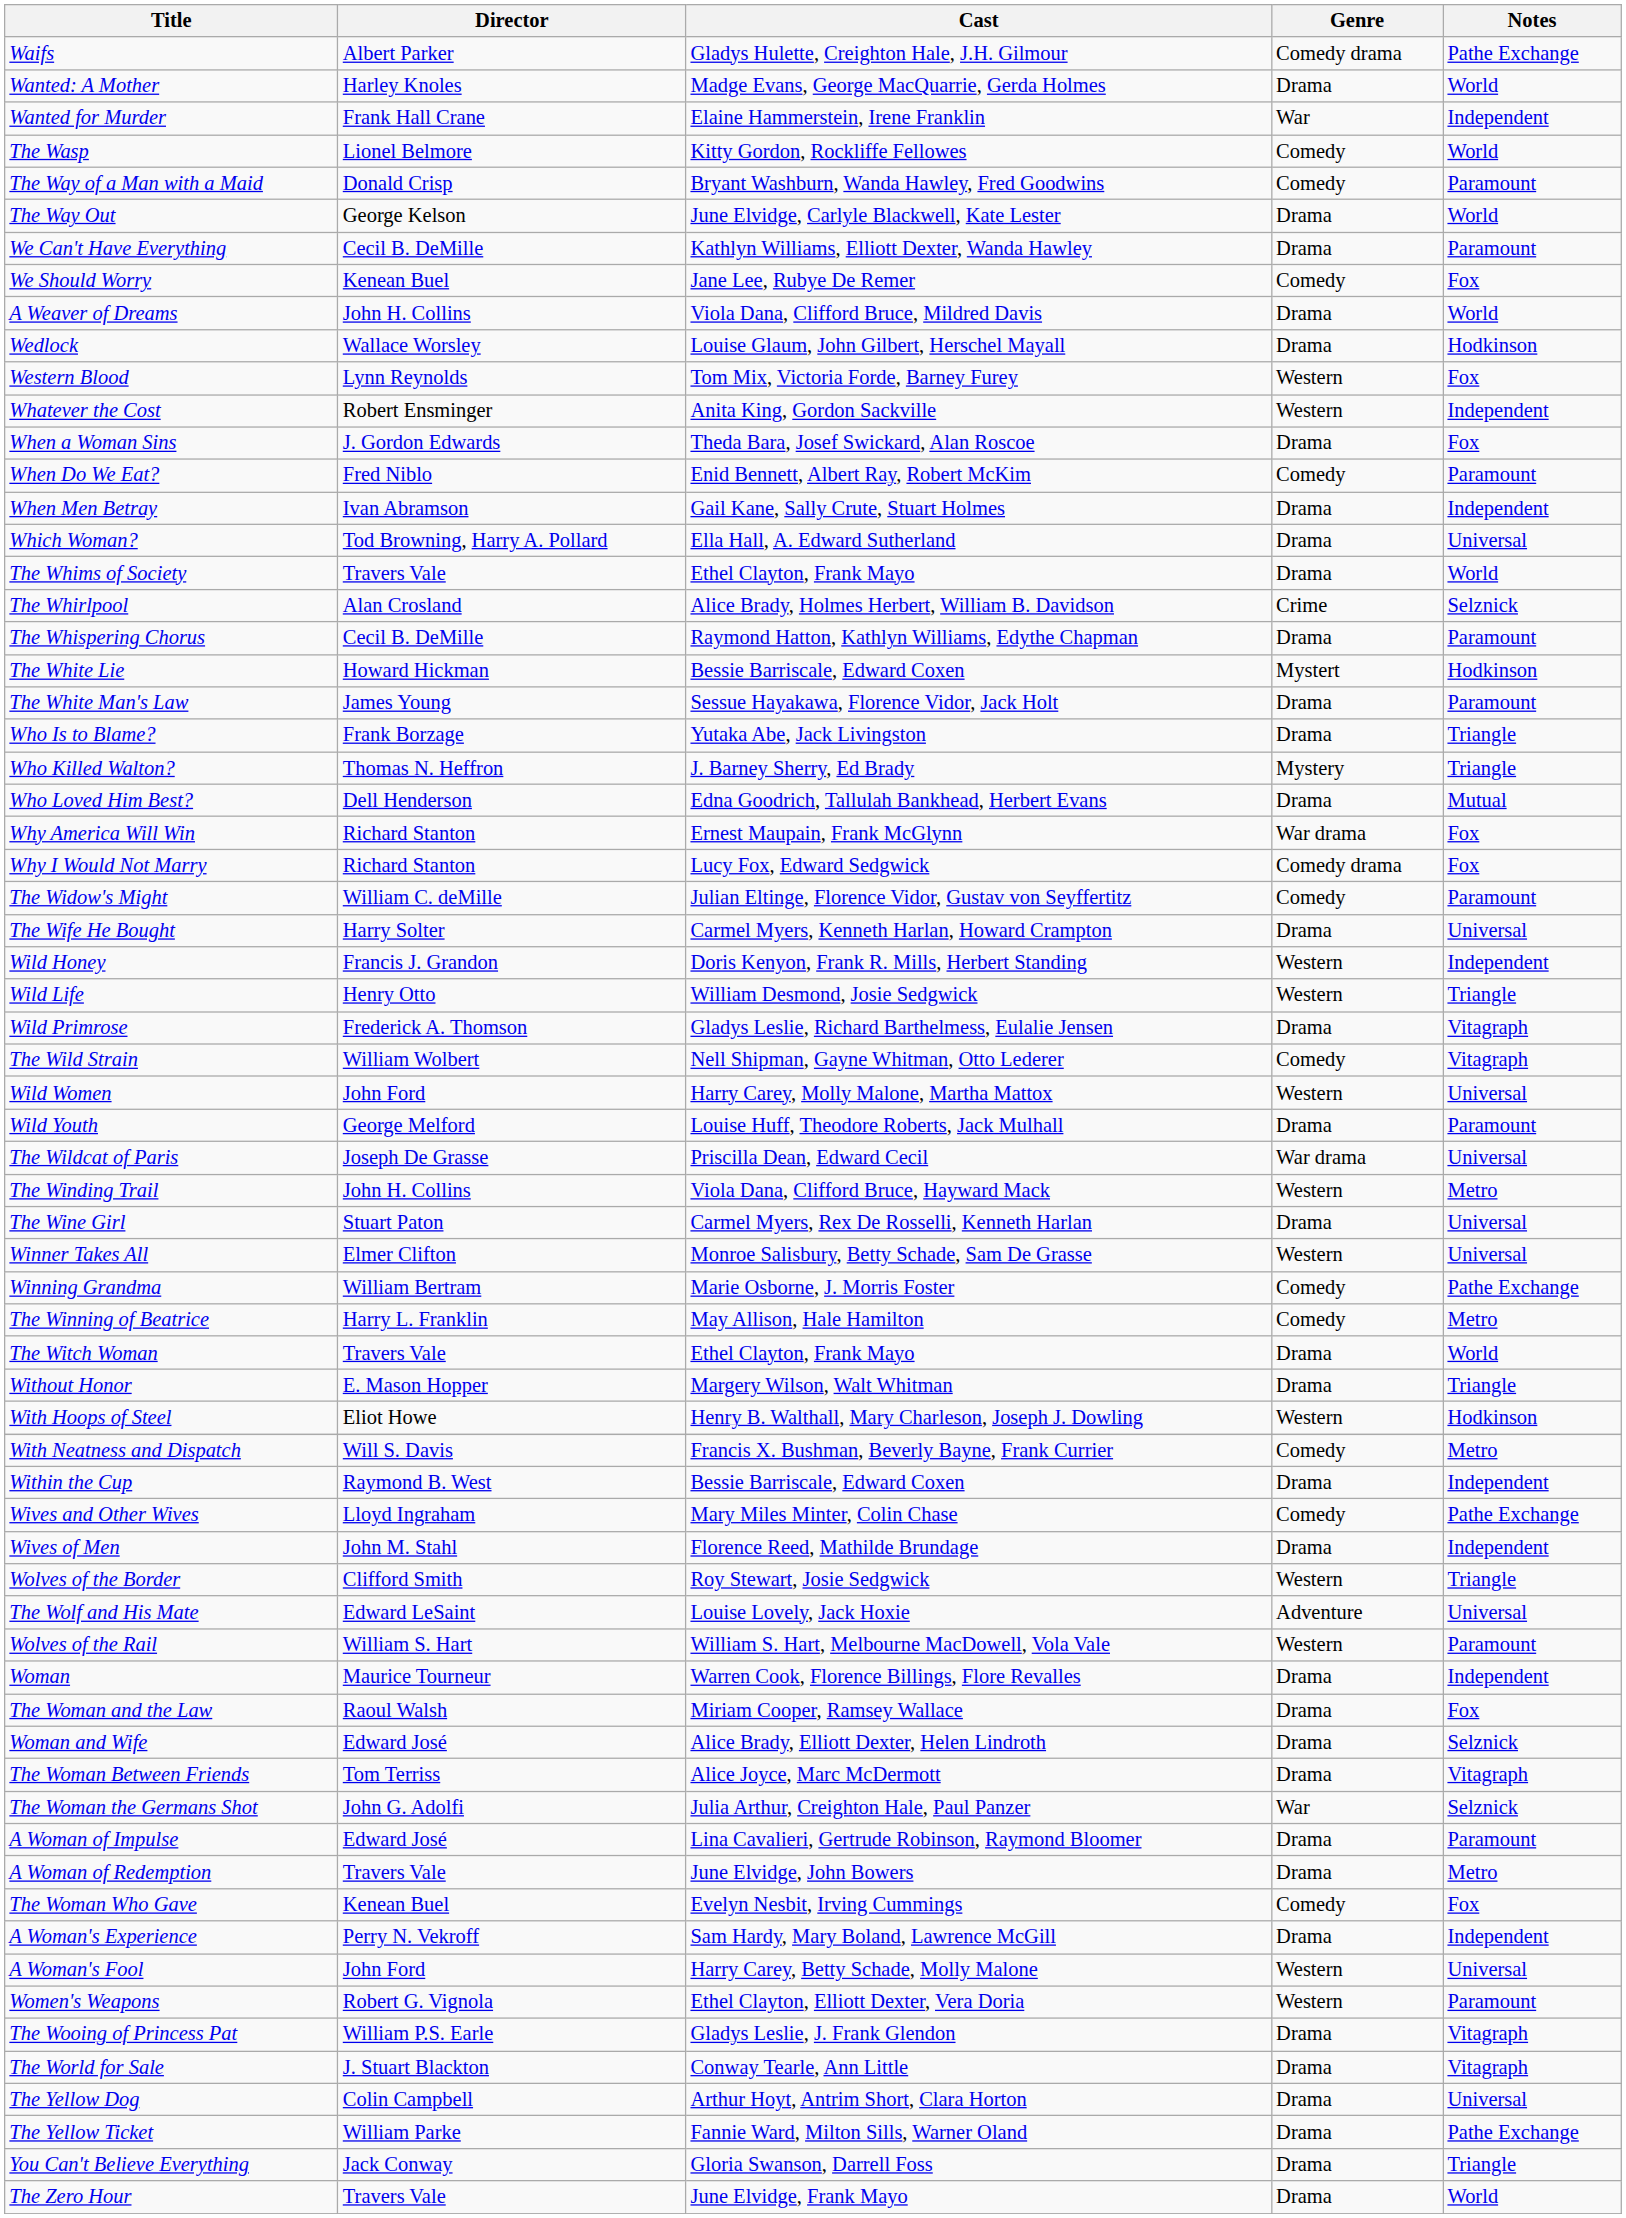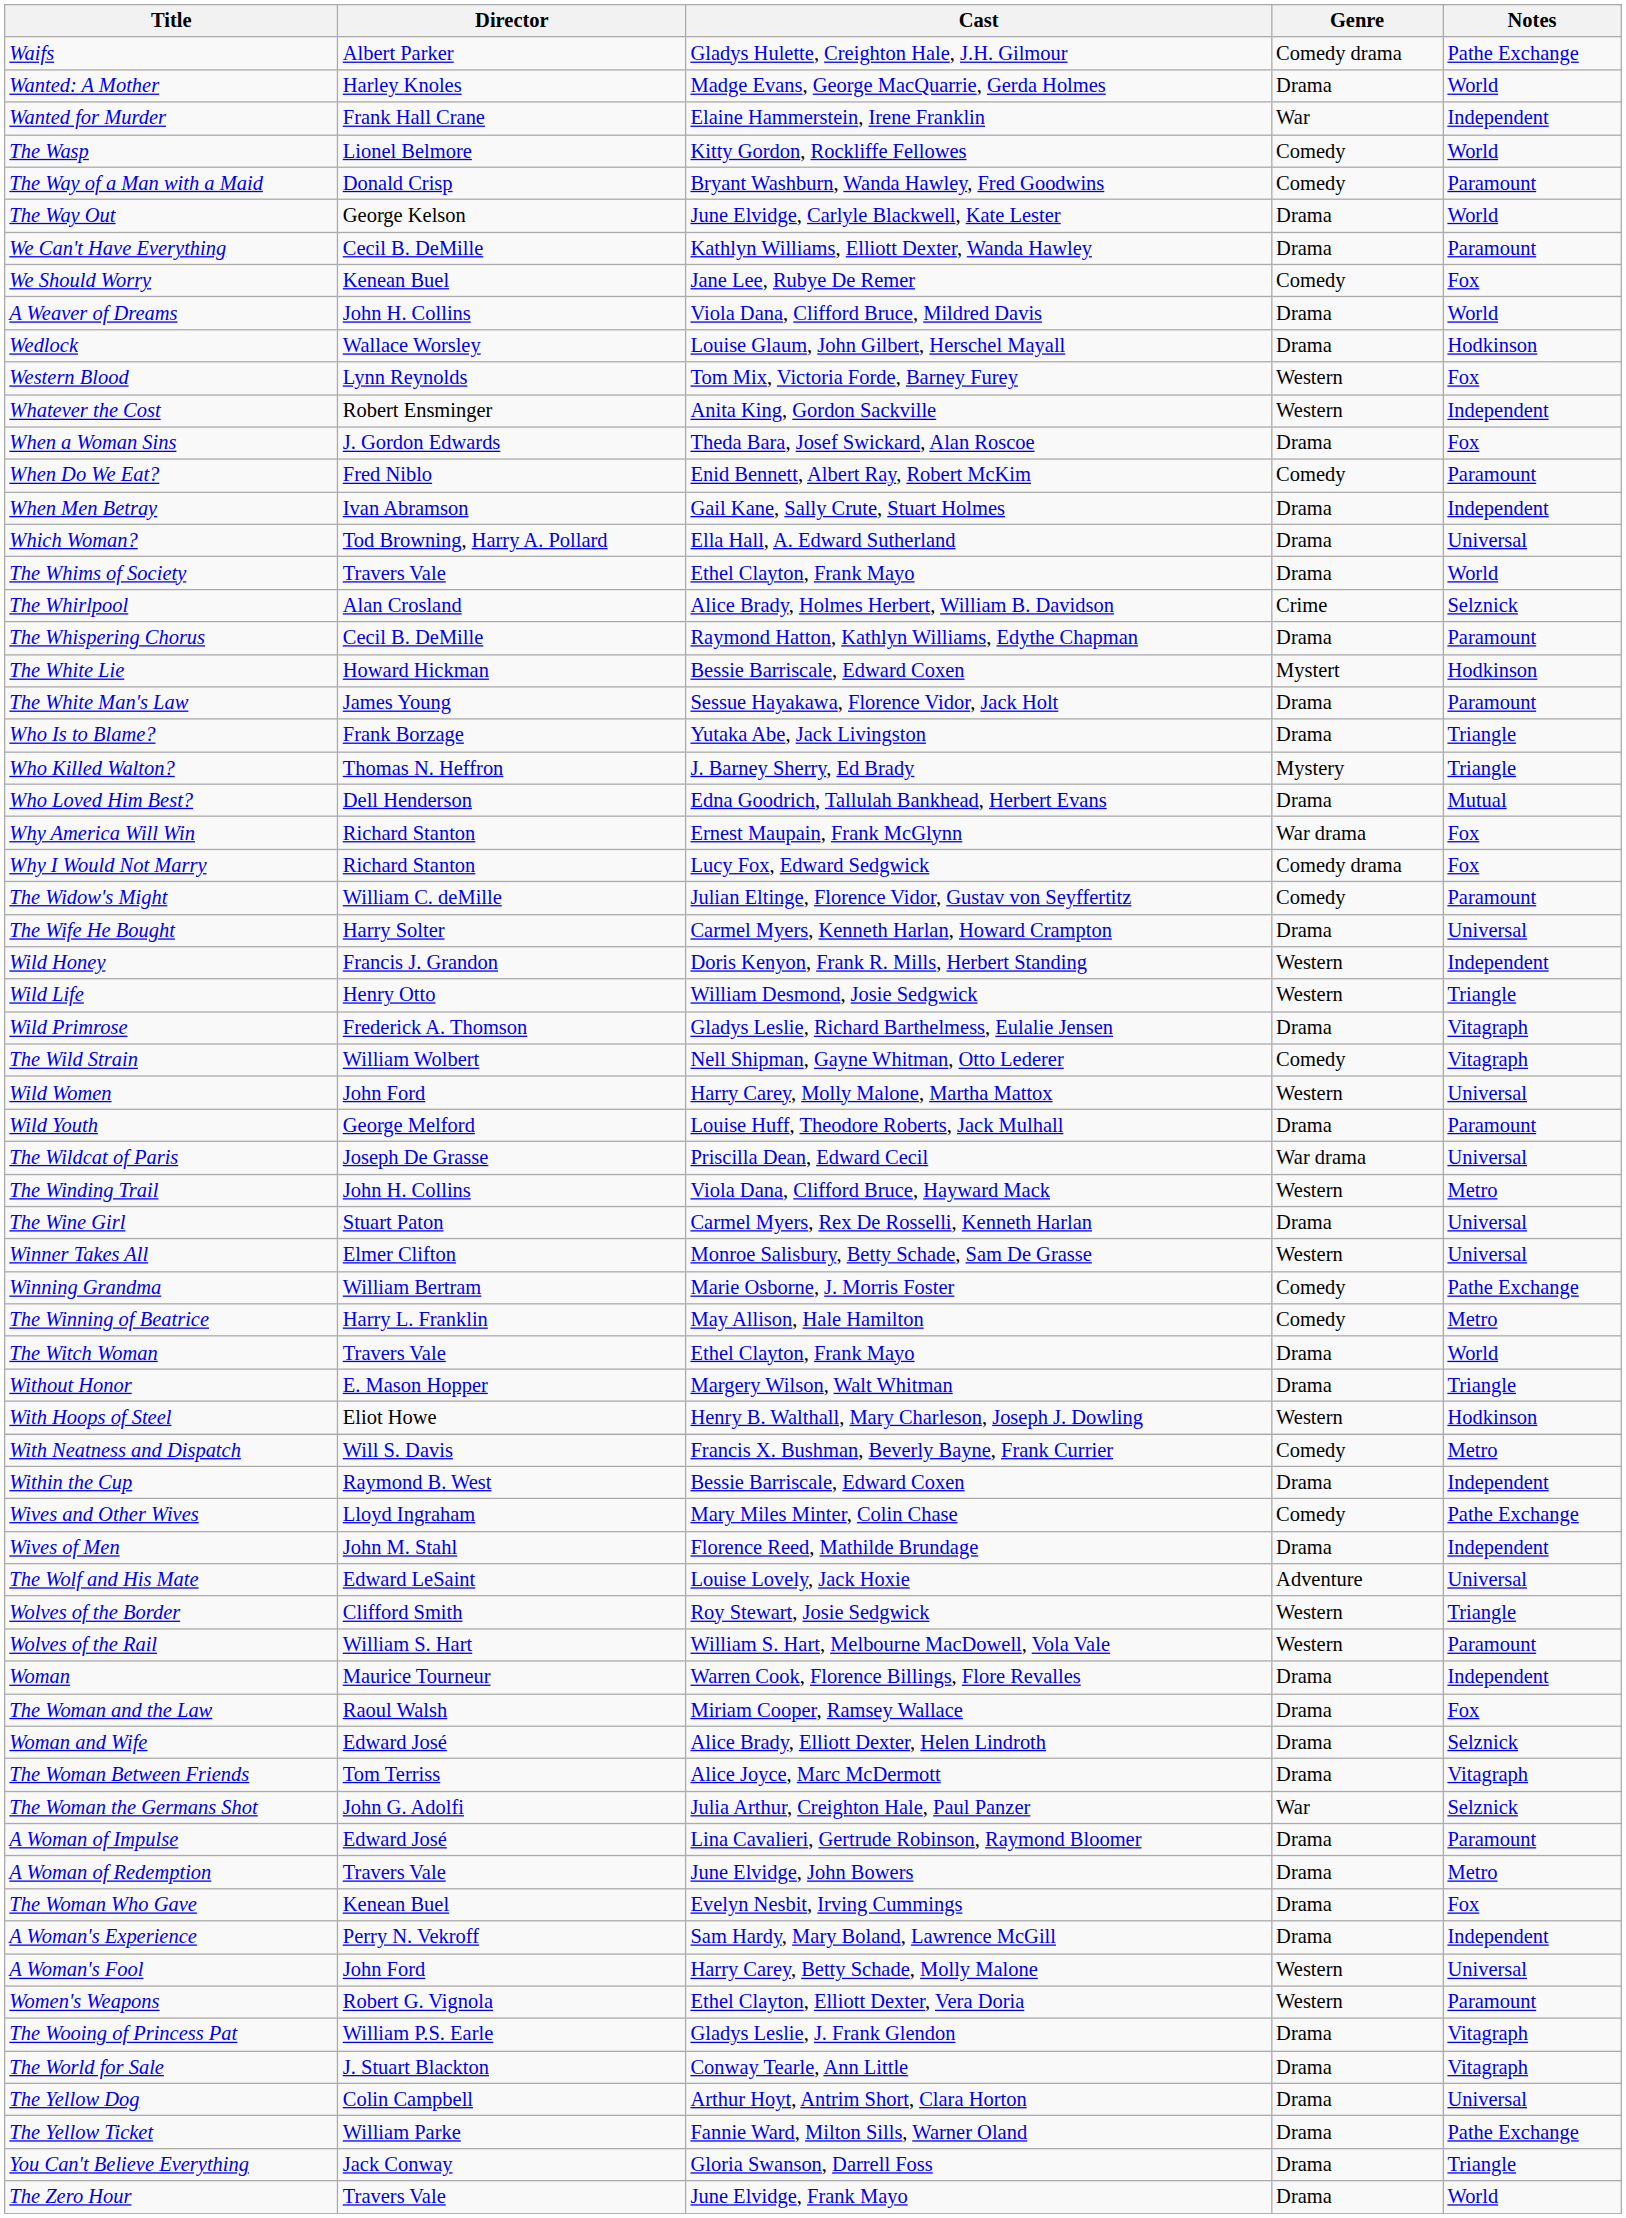rows swapped: (104, 1612) <-> (95, 1579)
(1311, 1904) Comedy -> (1304, 1904) Drama
